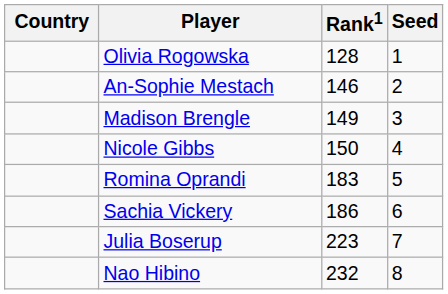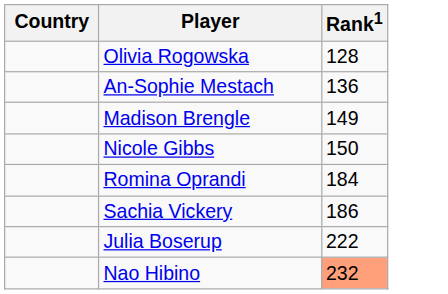- column: (415, 22)
(342, 87) 146 -> (342, 87) 136
(342, 180) 183 -> (342, 180) 184
(342, 241) 223 -> (342, 241) 222
(342, 272) no background -> (342, 272) lightsalmon background
